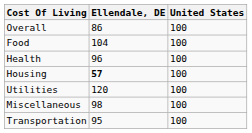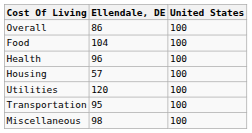(97, 74) bold -> (97, 74) normal
rows swapped: (47, 120) <-> (44, 105)
